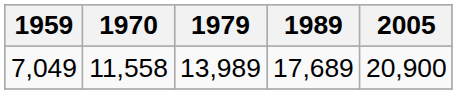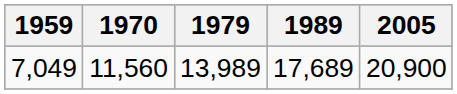(129, 67) 11,558 -> (129, 67) 11,560
